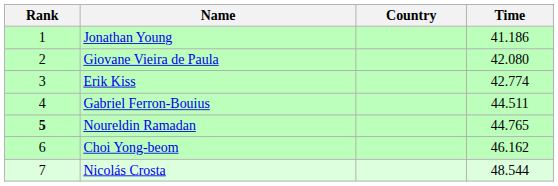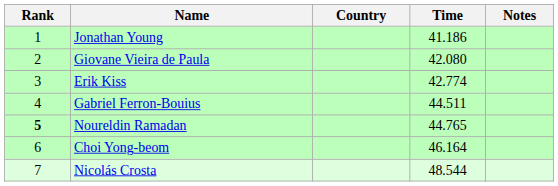+ column: (520, 15)
(510, 147) 46.162 -> (448, 147) 46.164
